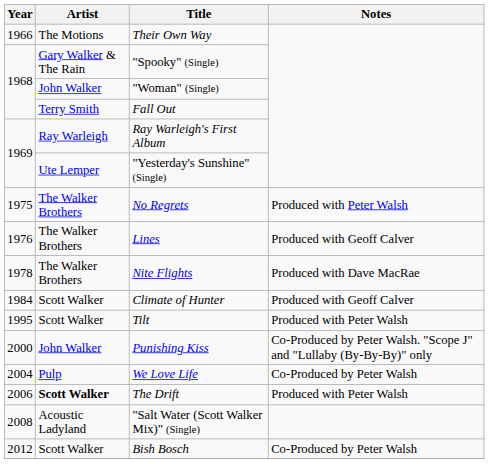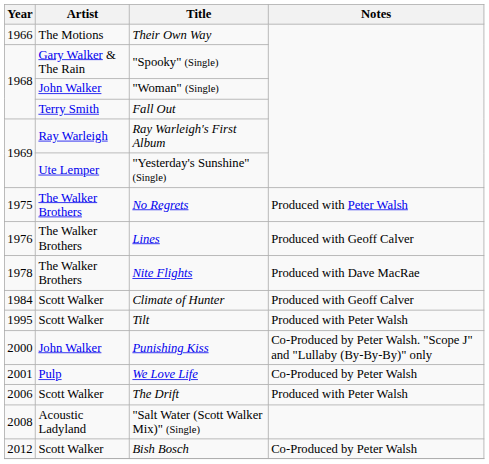(20, 374) 2004 -> (20, 374) 2001
(74, 394) bold -> (71, 394) normal
